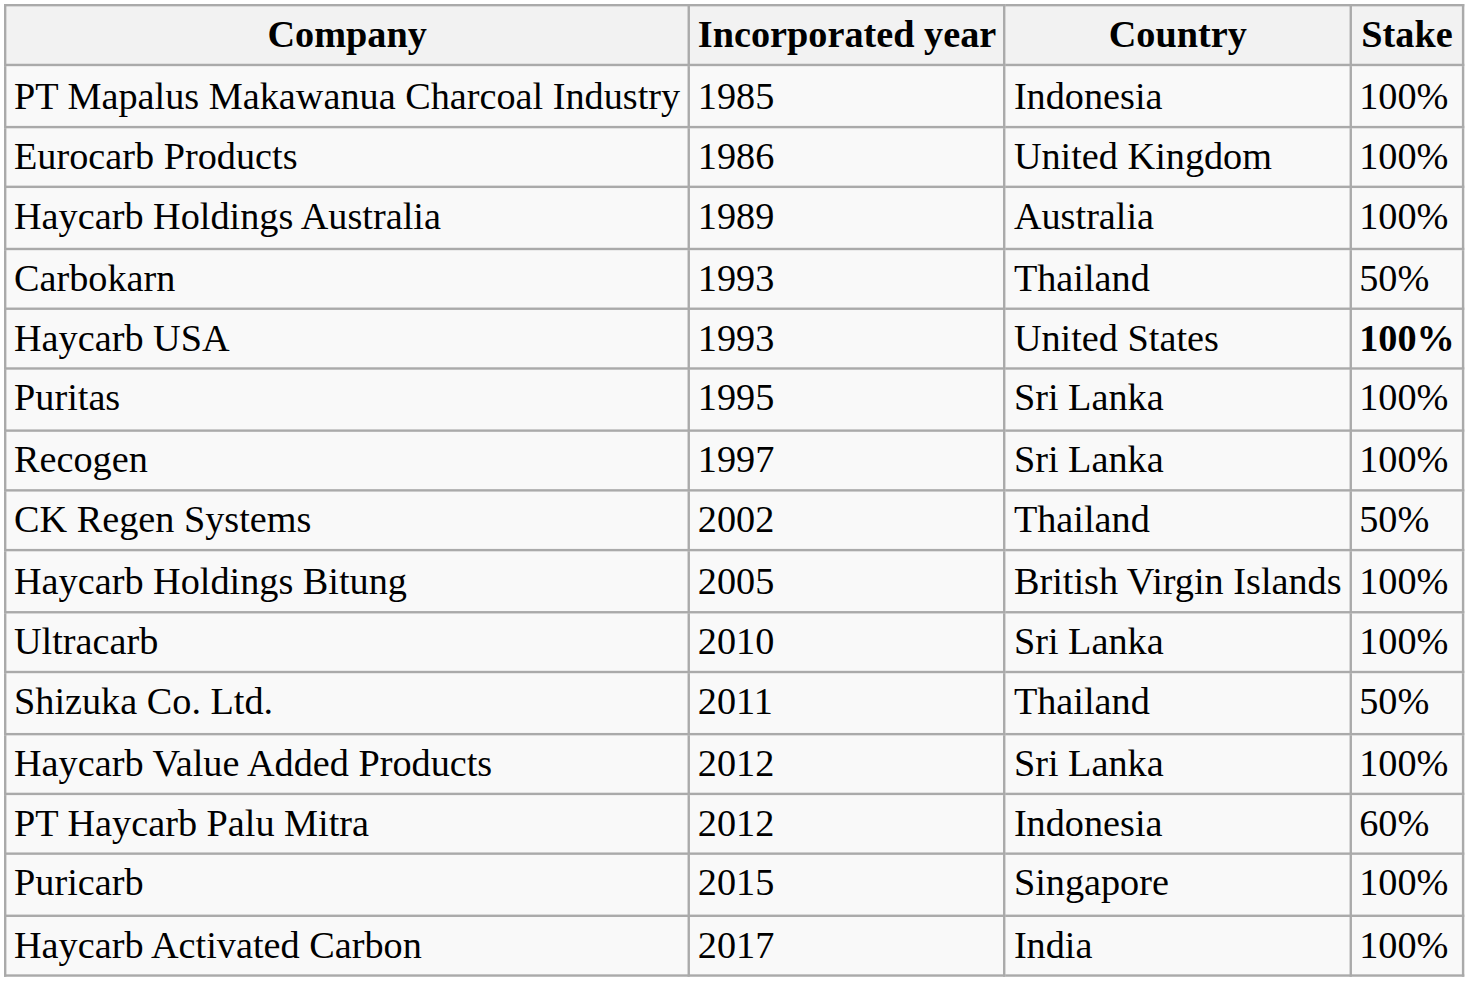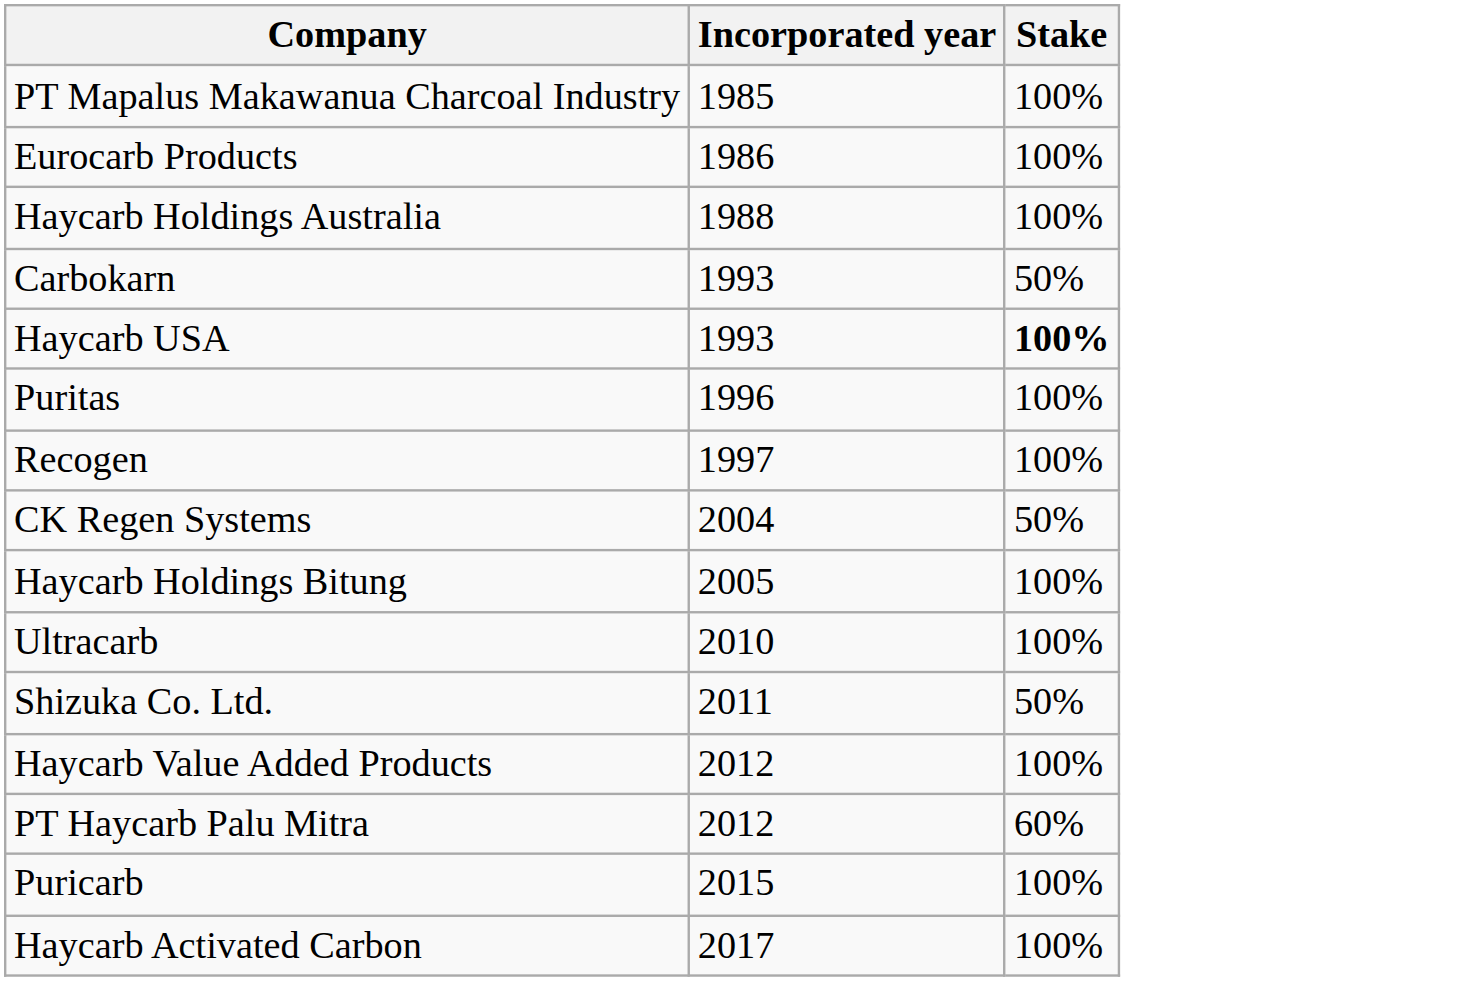- column: (1178, 34)
(736, 216) 1989 -> (736, 216) 1988
(736, 398) 1995 -> (736, 398) 1996
(736, 519) 2002 -> (736, 519) 2004
